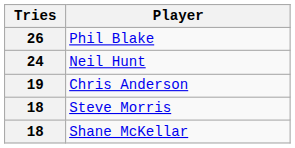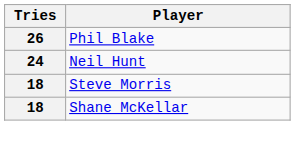- row: (129, 85)
